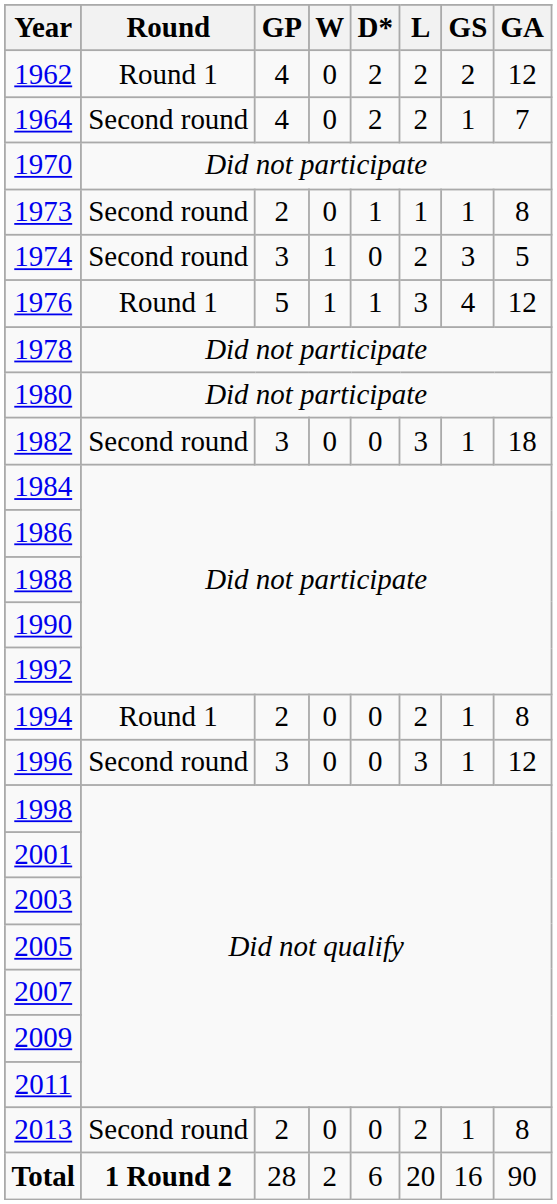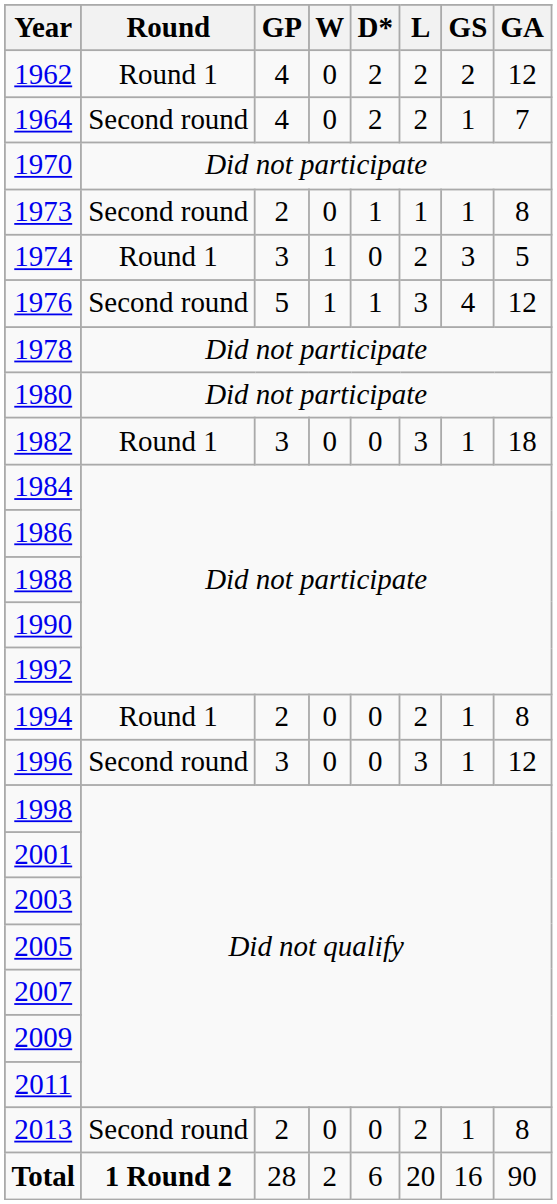(168, 257) Second round -> (168, 257) Round 1
(168, 303) Round 1 -> (168, 303) Second round
(168, 440) Second round -> (168, 440) Round 1
